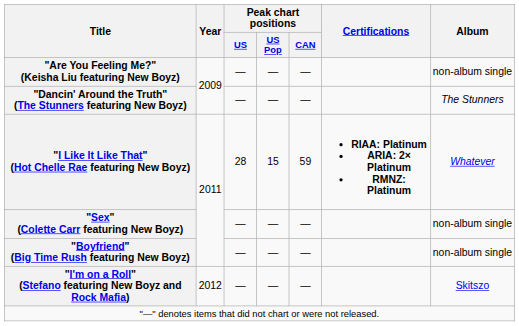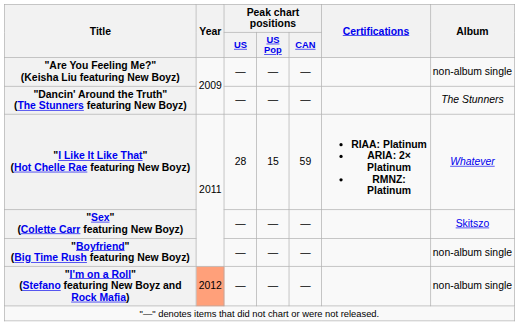(472, 224) non-album single -> (472, 224) Skitszo
(210, 286) no background -> (210, 286) lightsalmon background
(472, 286) Skitszo -> (472, 286) non-album single
